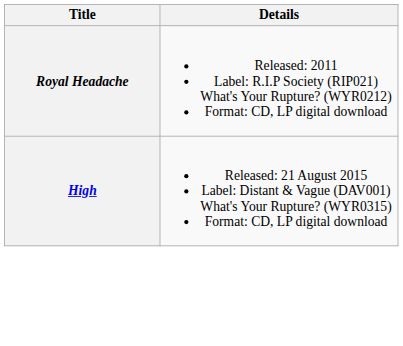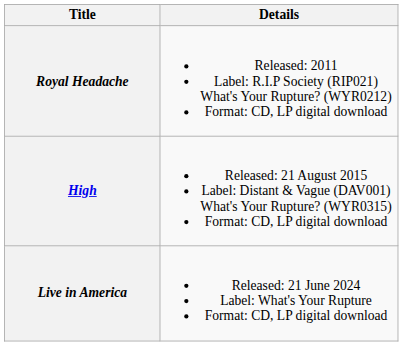+ row: (82, 293)
